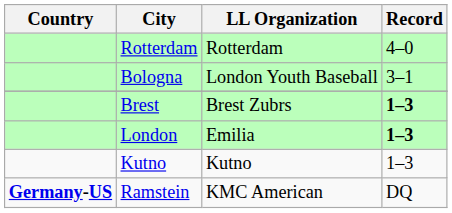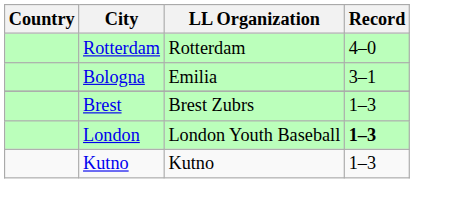(292, 76) London Youth Baseball -> (193, 76) Emilia
(400, 105) bold -> (362, 105) normal
(230, 134) Emilia -> (254, 134) London Youth Baseball
- row: (155, 192)
